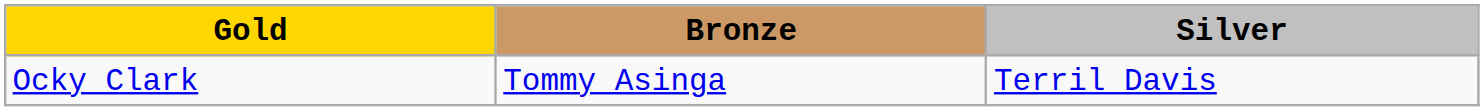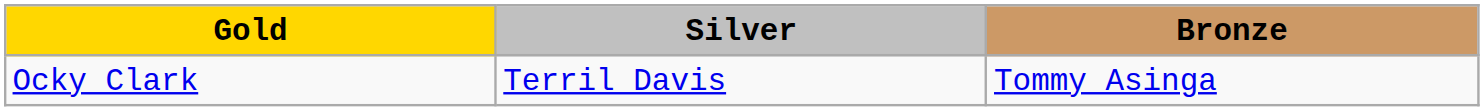columns swapped: (1232, 30) <-> (741, 30)
